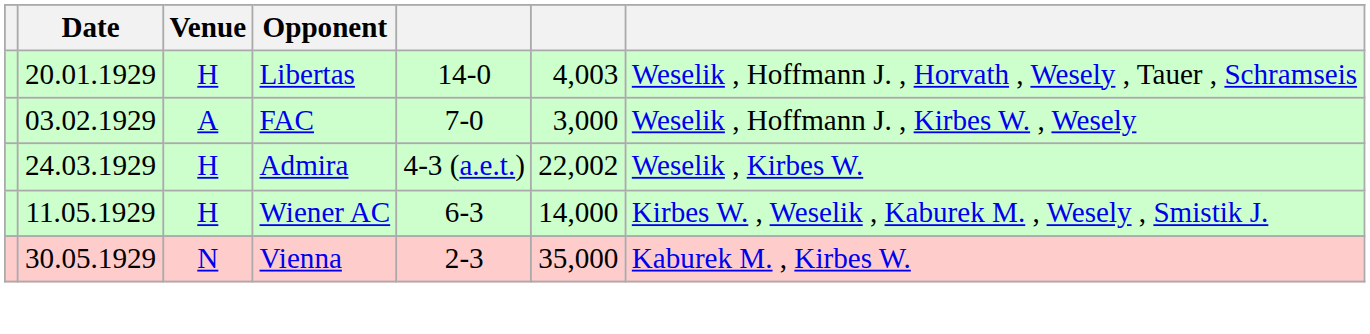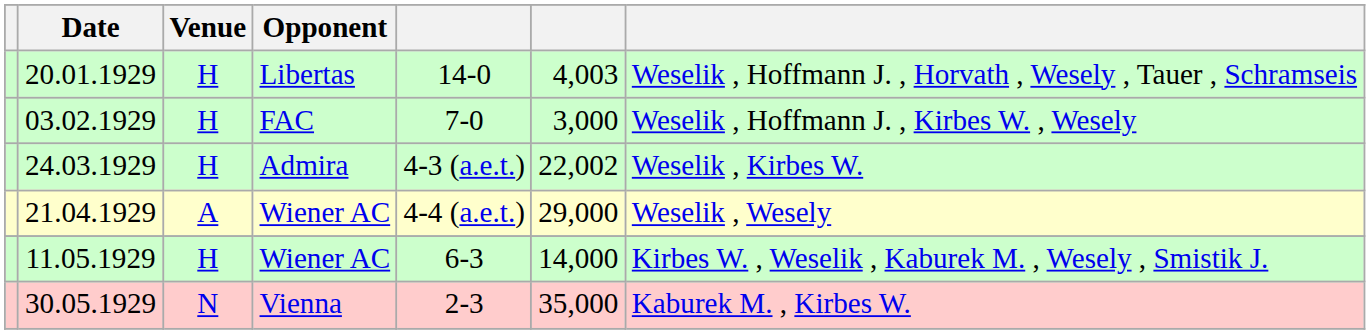(208, 119) A -> (208, 119) H
+ row: (91, 212)
